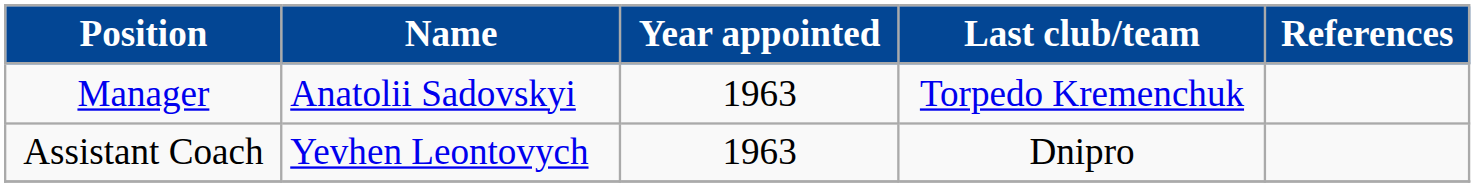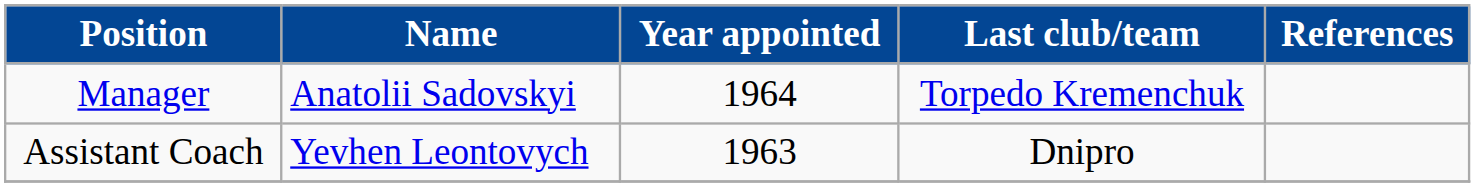(760, 92) 1963 -> (760, 92) 1964
